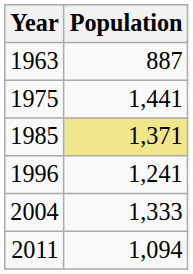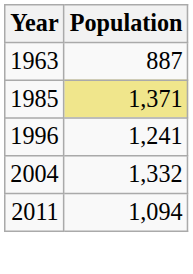- row: (34, 99)
(155, 212) 1,333 -> (155, 174) 1,332
